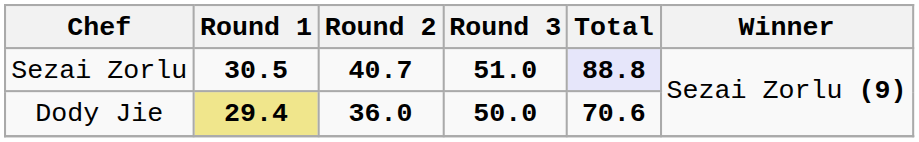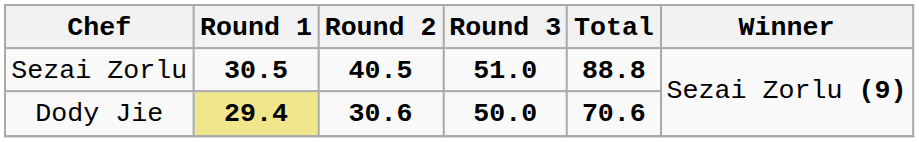(381, 70) 40.7 -> (381, 70) 40.5
(614, 70) lavender background -> (614, 70) no background
(381, 114) 36.0 -> (381, 114) 30.6
